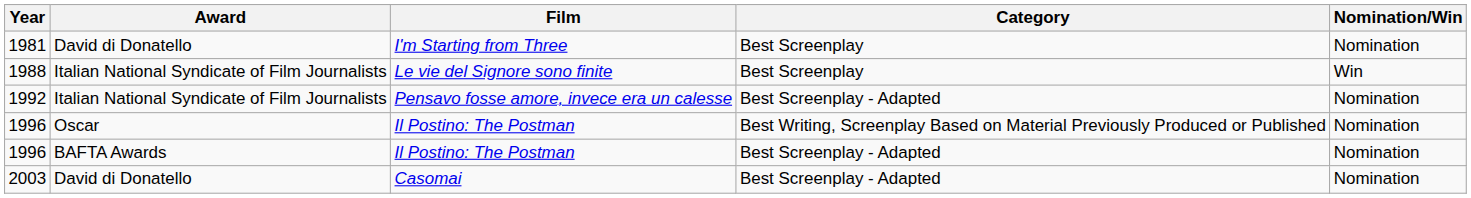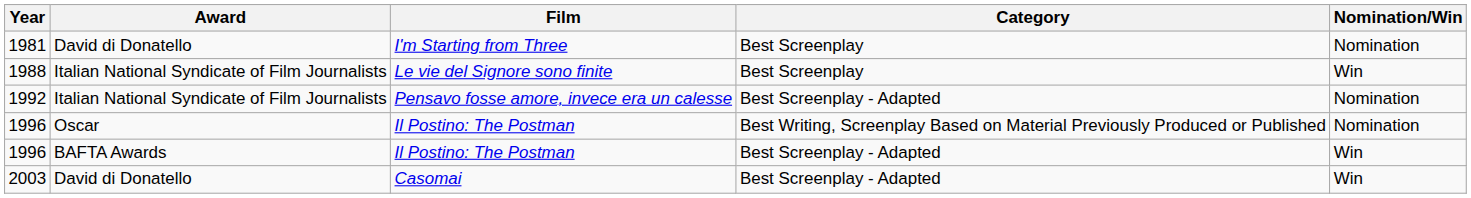(1377, 152) Nomination -> (1348, 152) Win
(1377, 179) Nomination -> (1348, 179) Win
